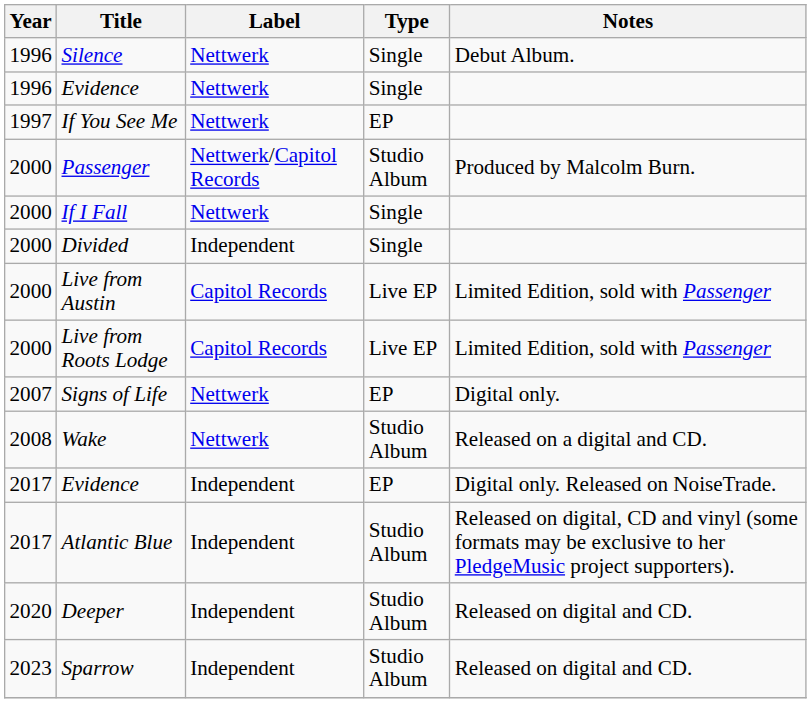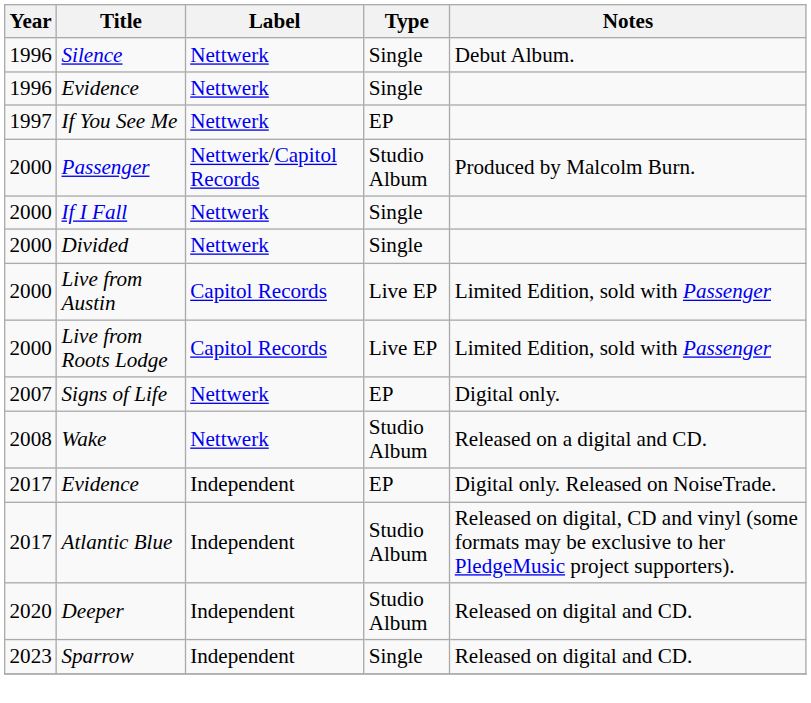(242, 245) Independent -> (229, 245) Nettwerk
(398, 668) Studio Album -> (396, 656) Single
